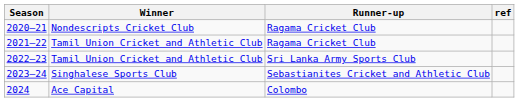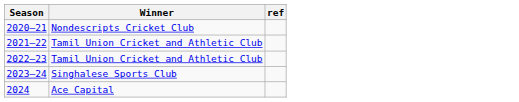- column: (378, 12)
